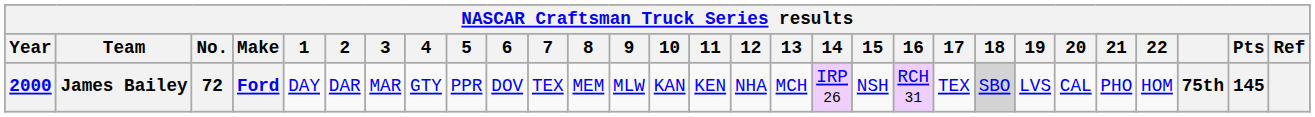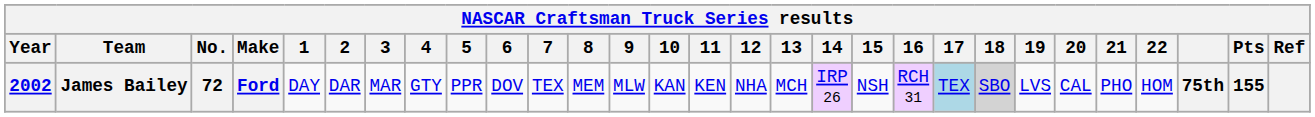(30, 86) 2000 -> (30, 86) 2002
(954, 86) no background -> (954, 86) lightblue background
(1249, 86) 145 -> (1249, 86) 155
